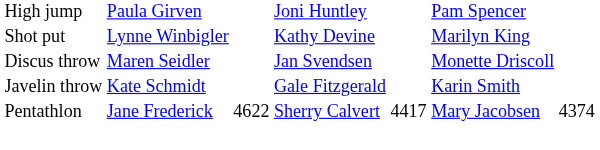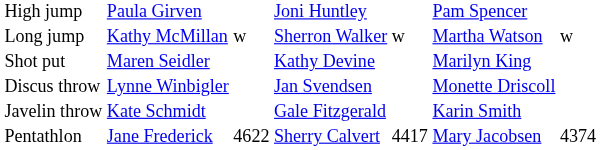+ row: (44, 36)
(168, 36) Lynne Winbigler -> (158, 61) Maren Seidler
(158, 61) Maren Seidler -> (168, 86) Lynne Winbigler
